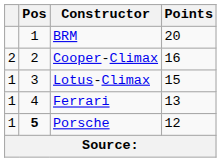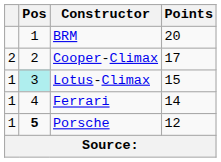(173, 59) 16 -> (173, 59) 17
(34, 81) no background -> (34, 81) paleturquoise background
(173, 103) 13 -> (173, 103) 14
